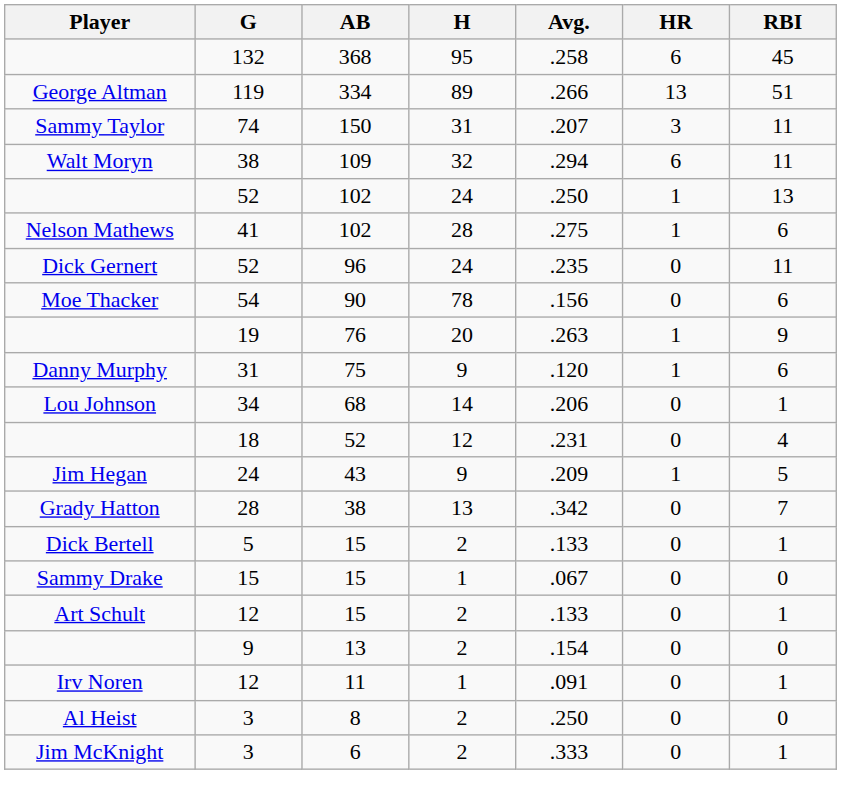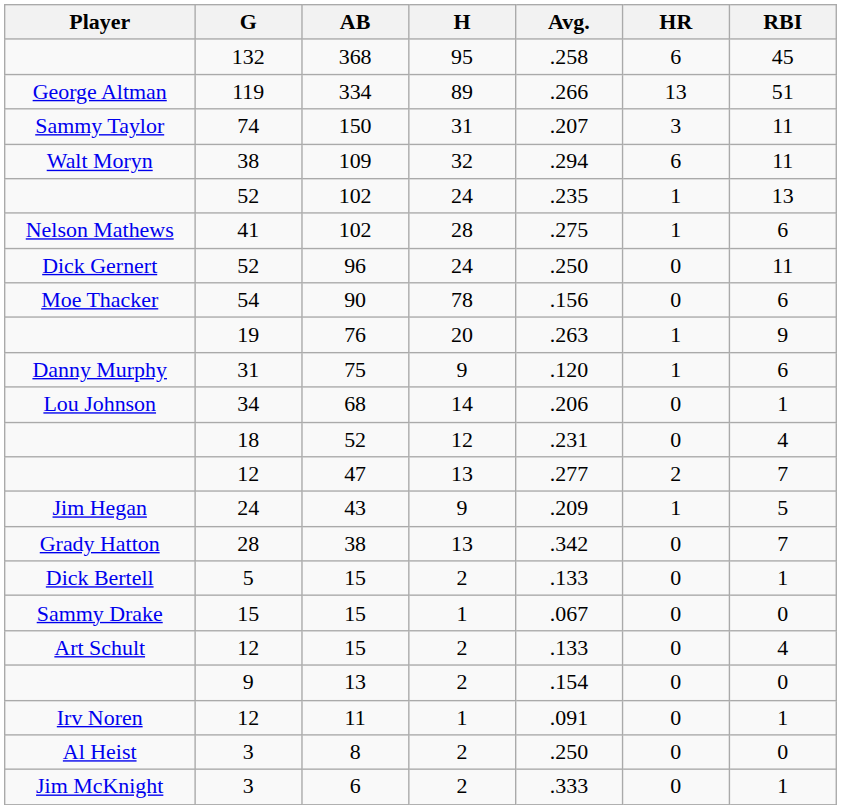(569, 195) .250 -> (569, 195) .235
(569, 265) .235 -> (569, 265) .250
+ row: (248, 473)
(783, 612) 1 -> (783, 647) 4
